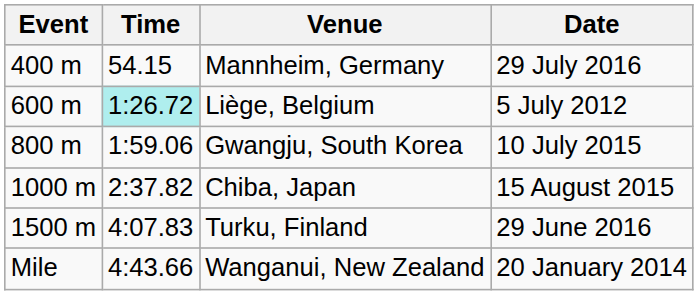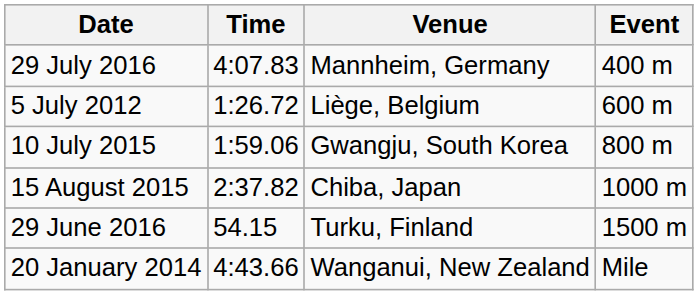columns swapped: (53, 24) <-> (592, 24)
(140, 65) 54.15 -> (256, 65) 4:07.83
(151, 106) paleturquoise background -> (256, 106) no background
(151, 227) 4:07.83 -> (245, 227) 54.15
